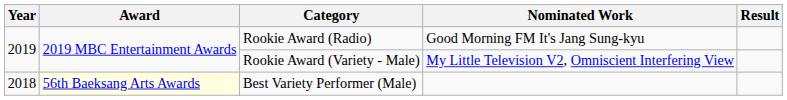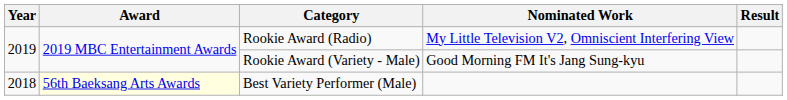(535, 38) Good Morning FM It's Jang Sung-kyu -> (580, 38) My Little Television V2, Omniscient Interfering View
(580, 60) My Little Television V2, Omniscient Interfering View -> (535, 60) Good Morning FM It's Jang Sung-kyu
